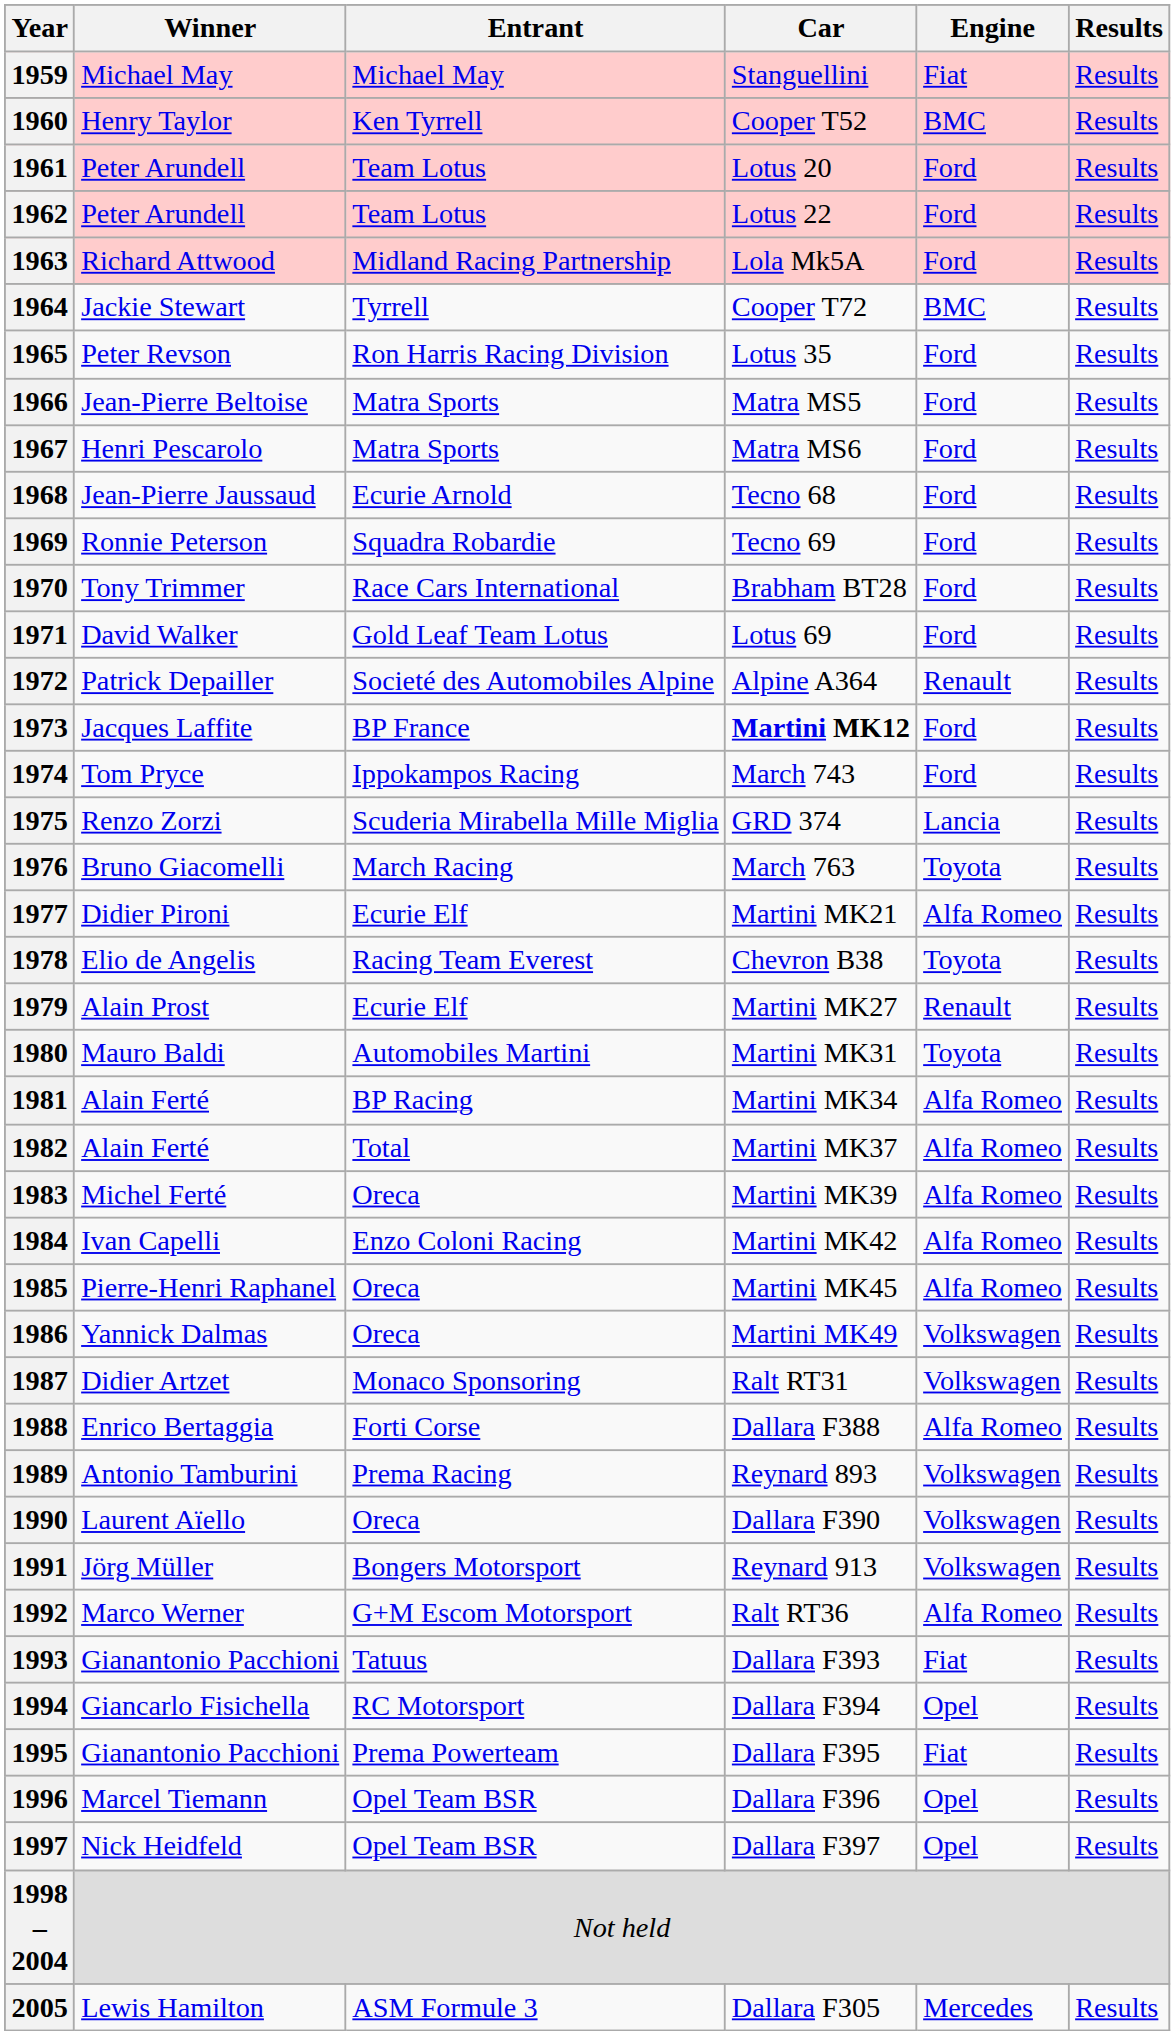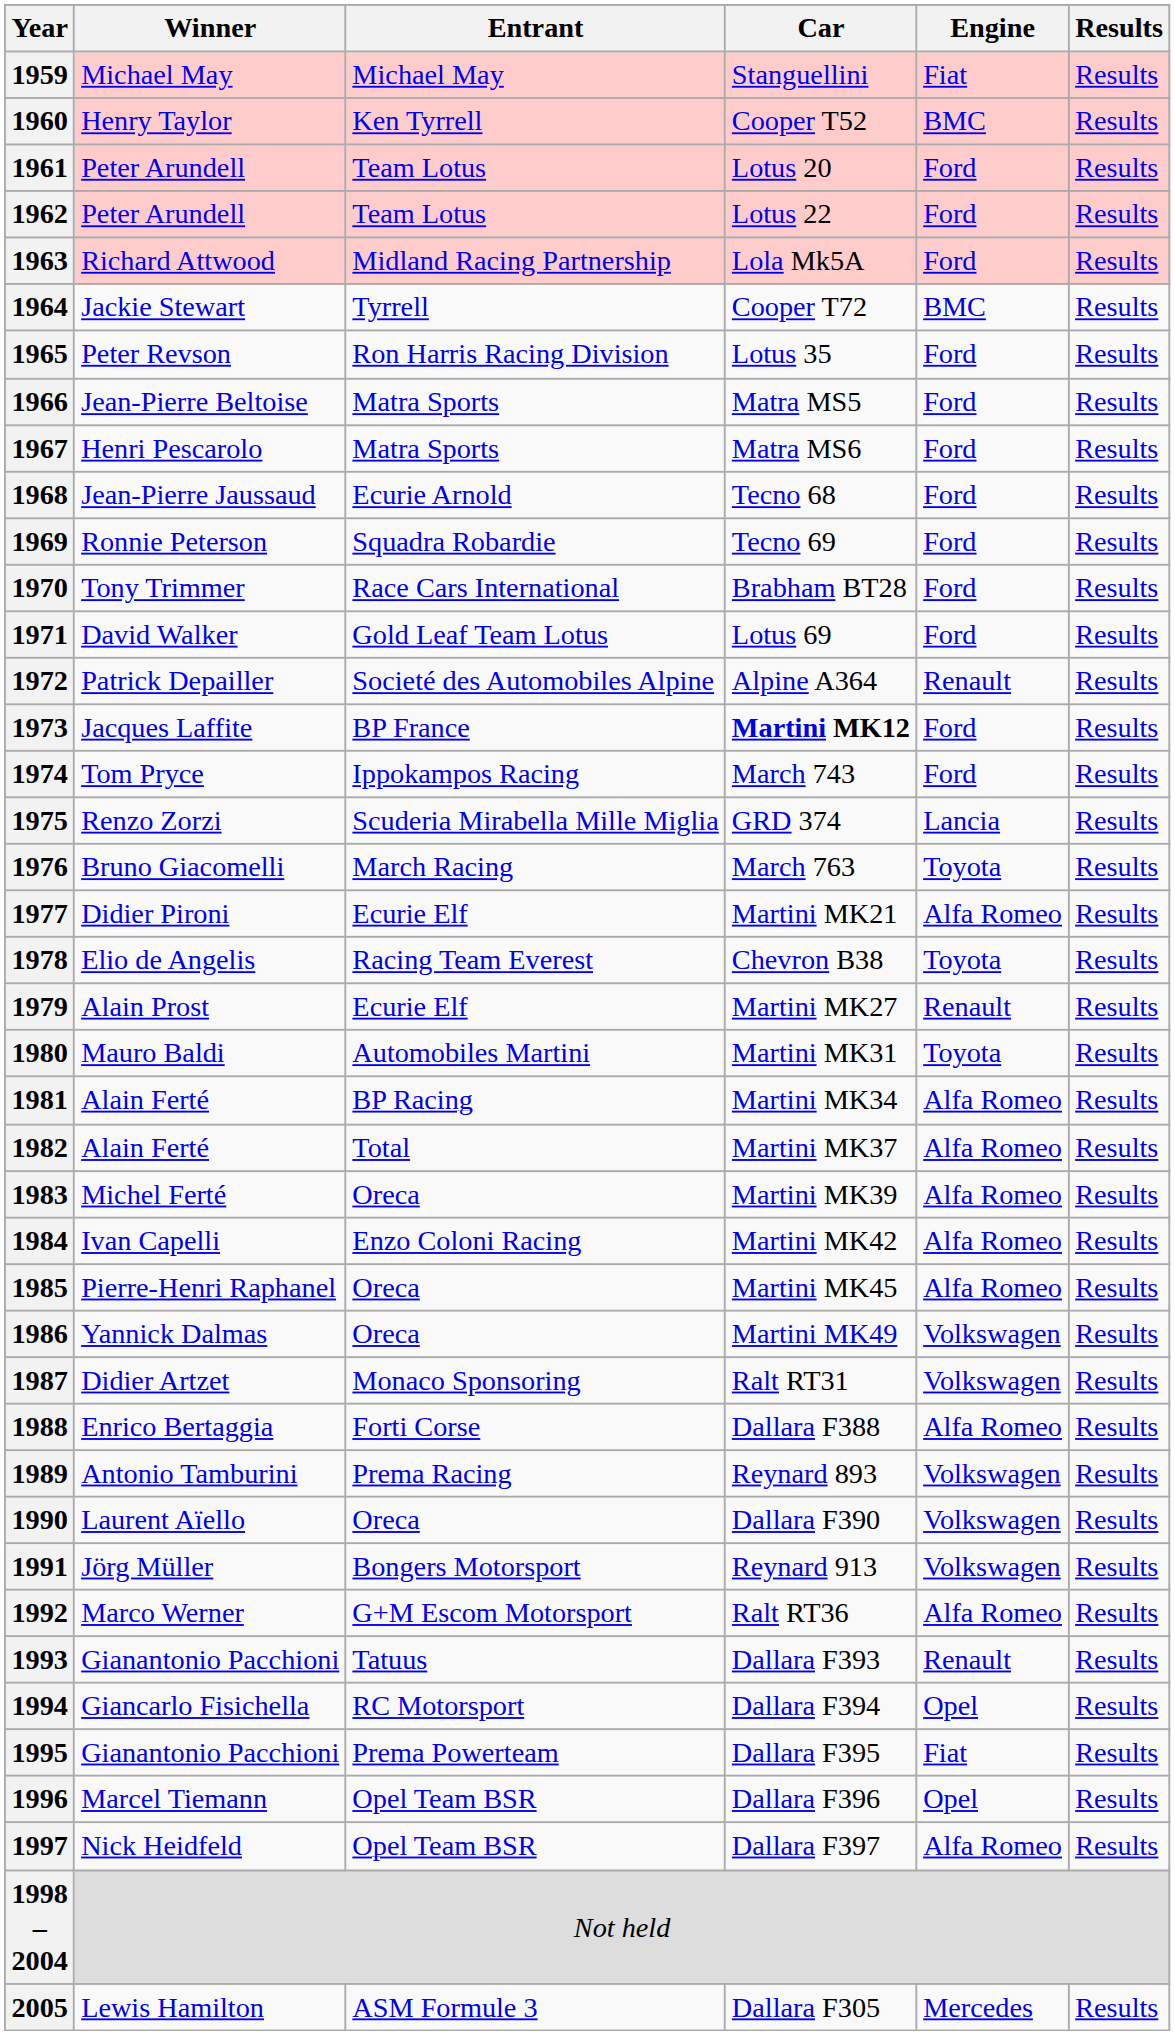(945, 1659) Fiat -> (967, 1659) Renault
(951, 1846) Opel -> (993, 1846) Alfa Romeo
